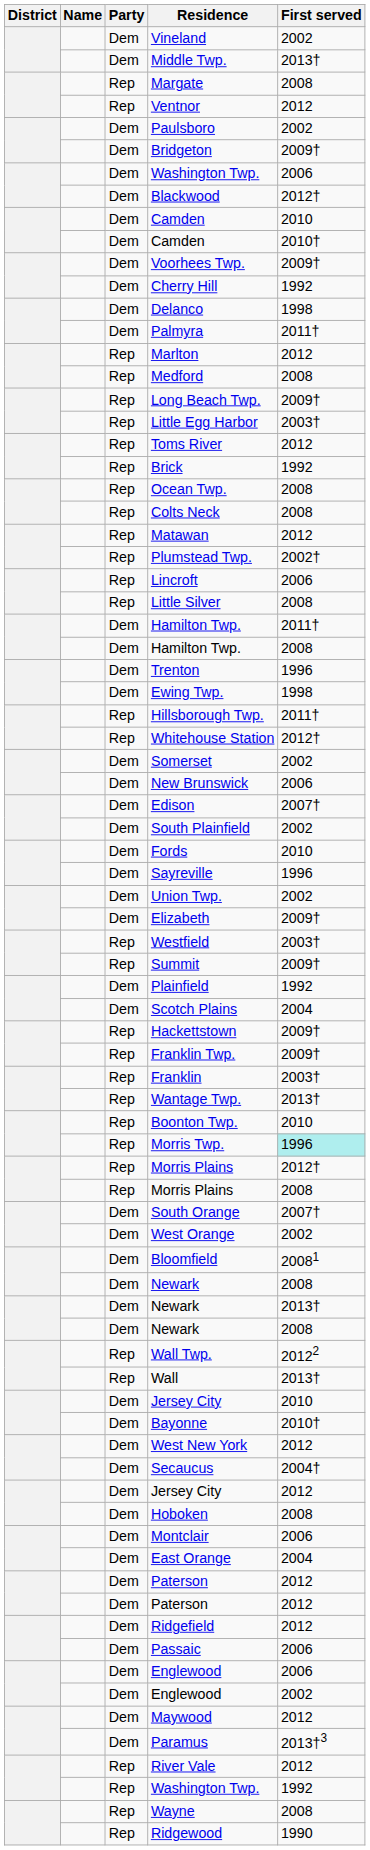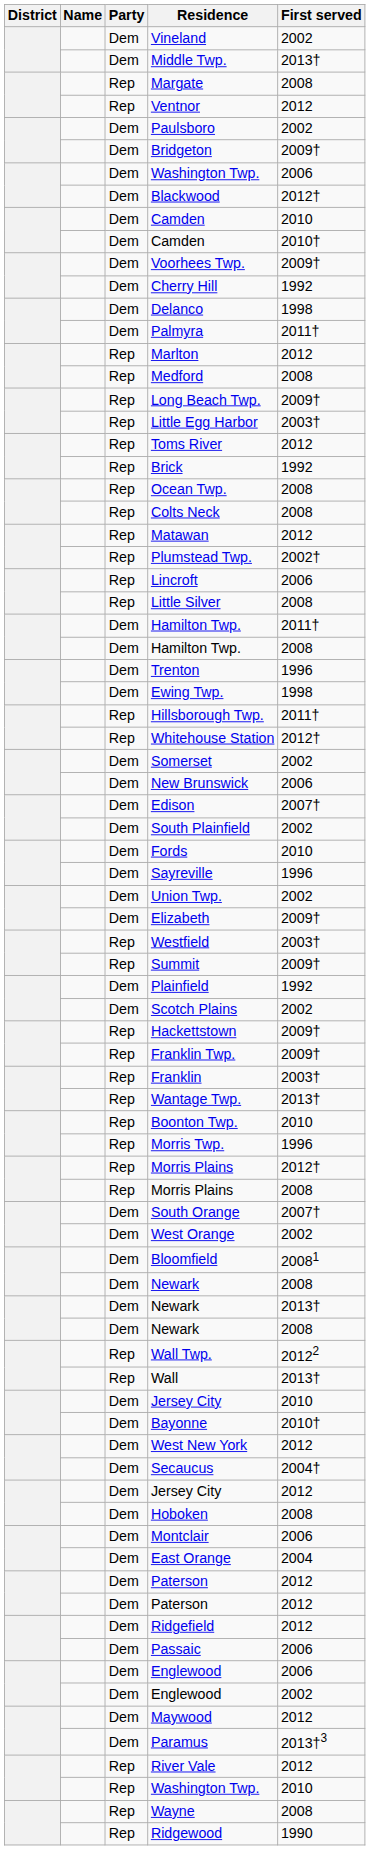(297, 1009) 2004 -> (297, 1009) 2002
(297, 1144) paleturquoise background -> (297, 1144) no background
(297, 1788) 1992 -> (297, 1788) 2010
